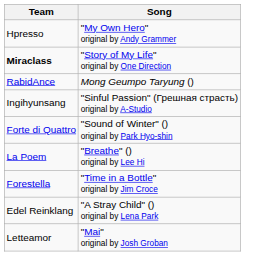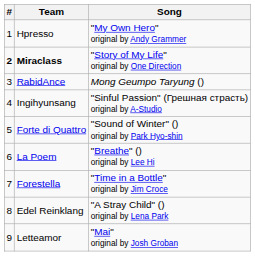+ column: (9, 12)
